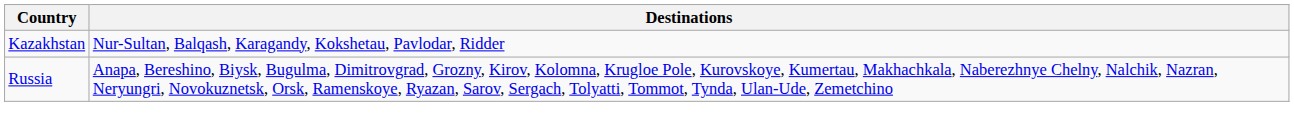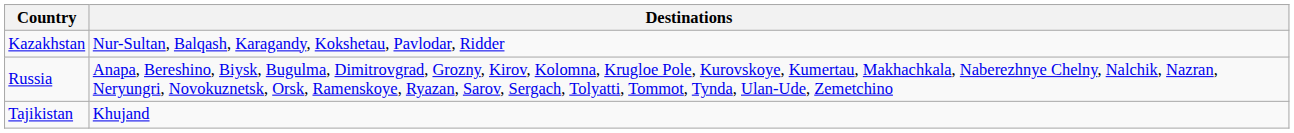+ row: (41, 114)
